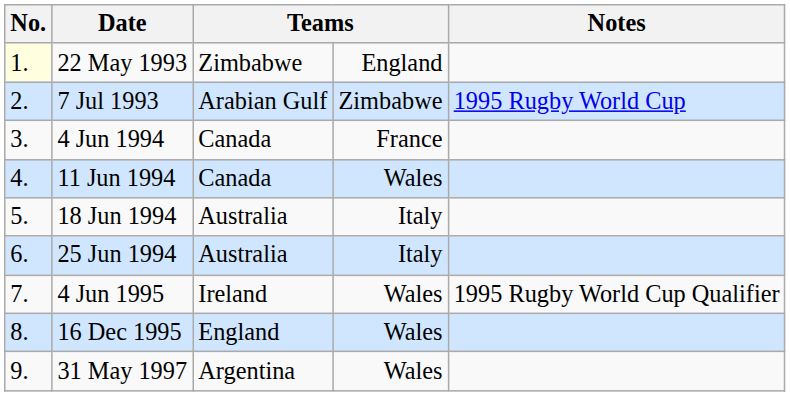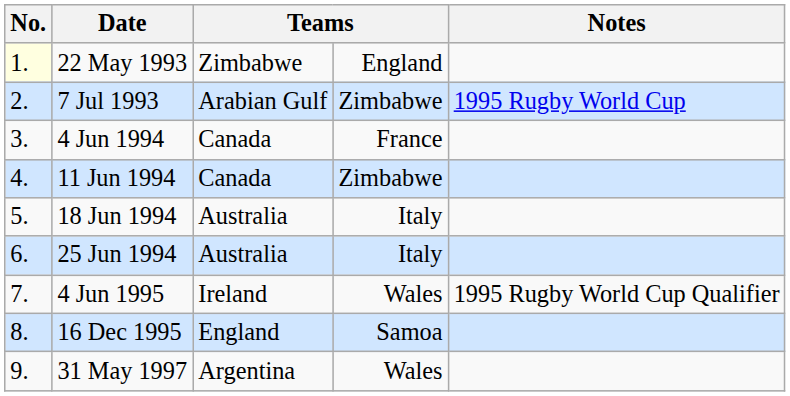(413, 178) Wales -> (390, 178) Zimbabwe
(413, 332) Wales -> (409, 332) Samoa
